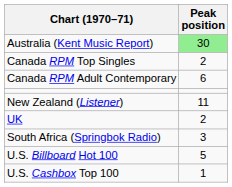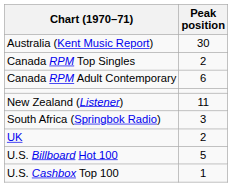(203, 43) lightgreen background -> (203, 43) no background
rows swapped: (84, 137) <-> (15, 119)
